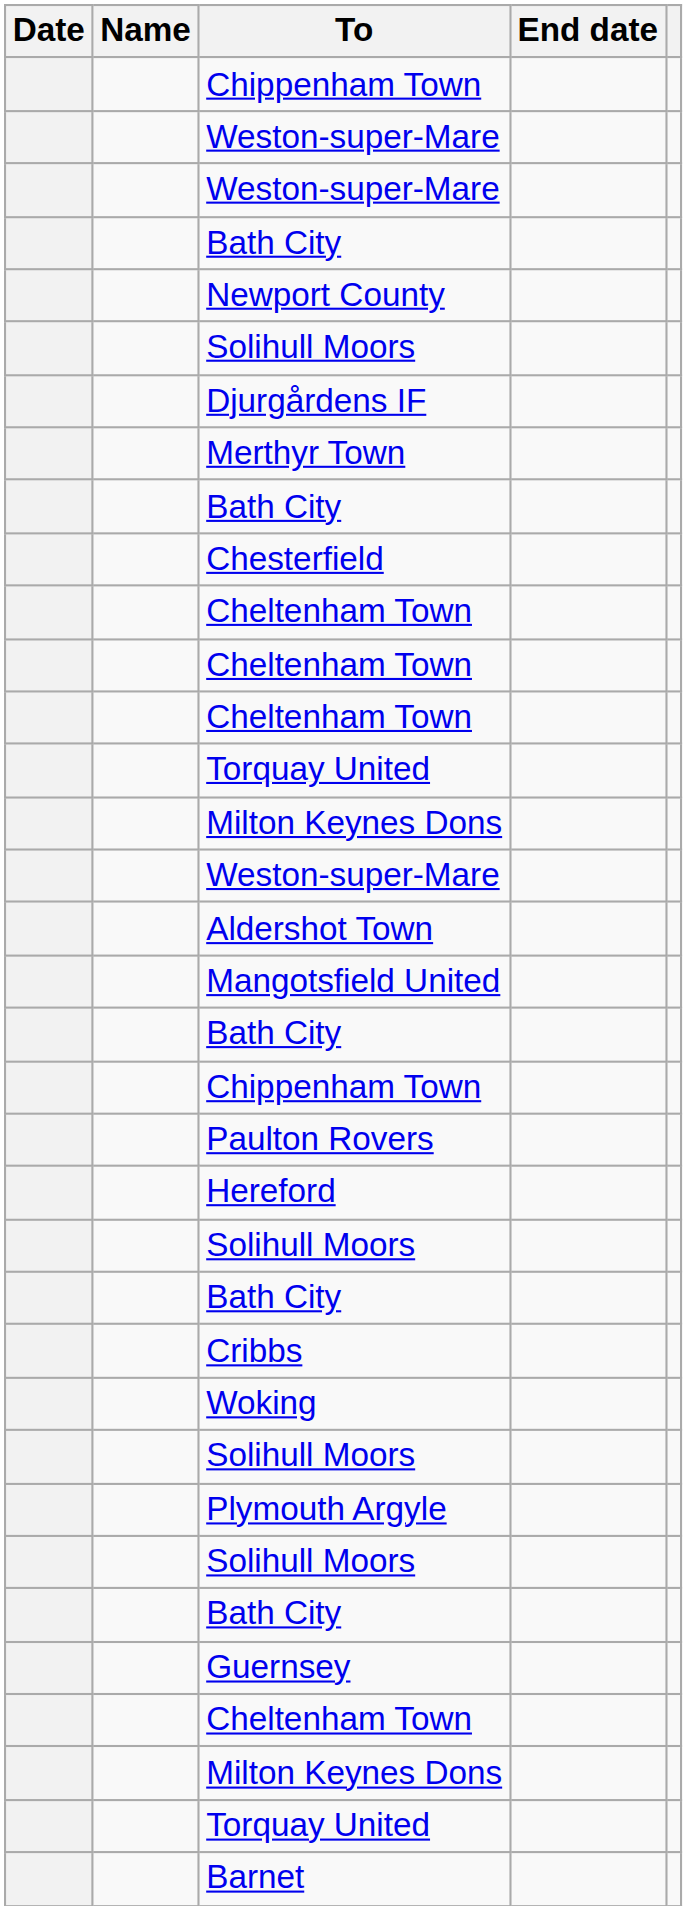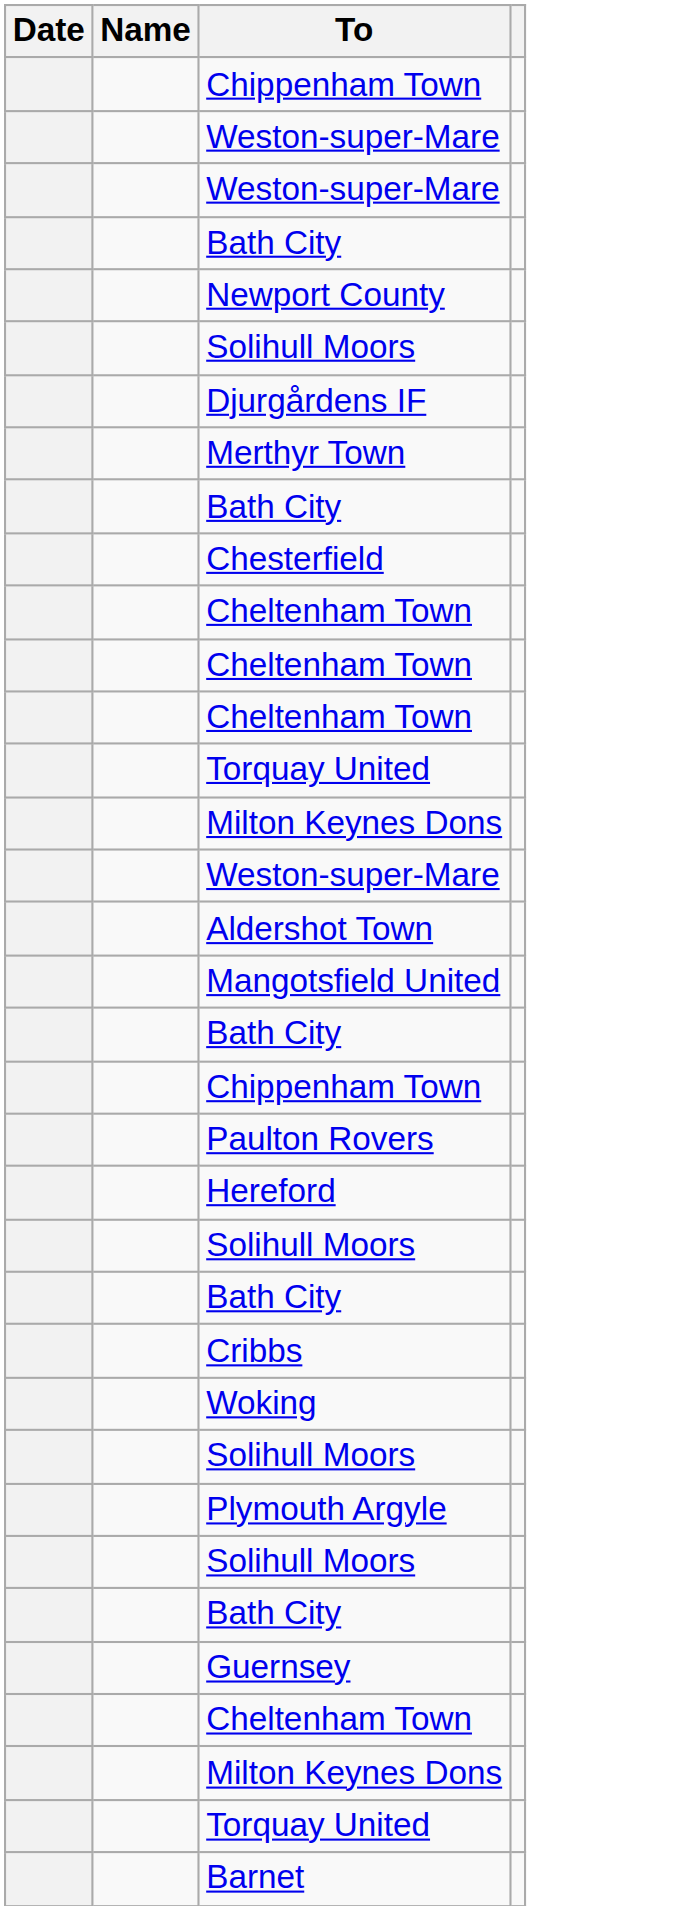- column: (588, 30)
